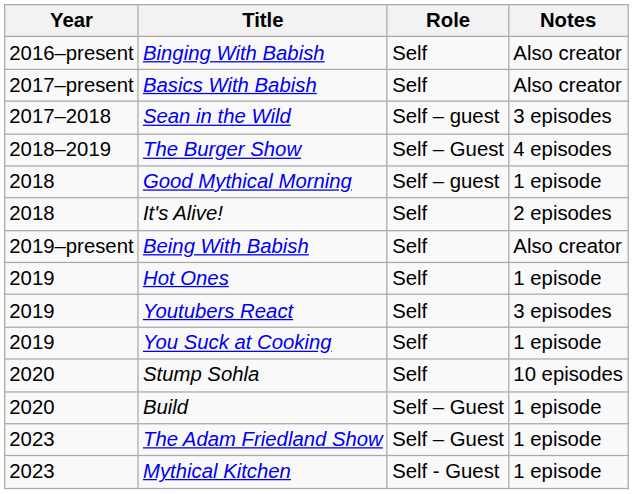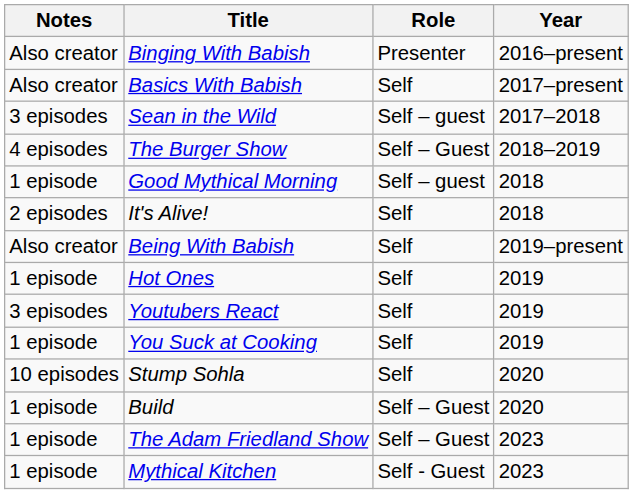columns swapped: (71, 20) <-> (568, 20)
(410, 52) Self -> (422, 52) Presenter
